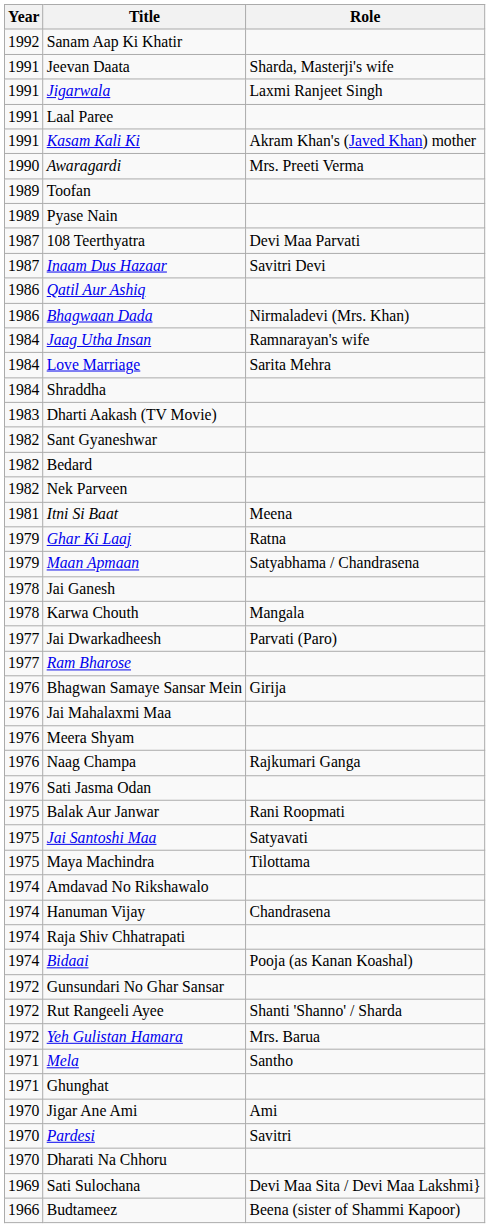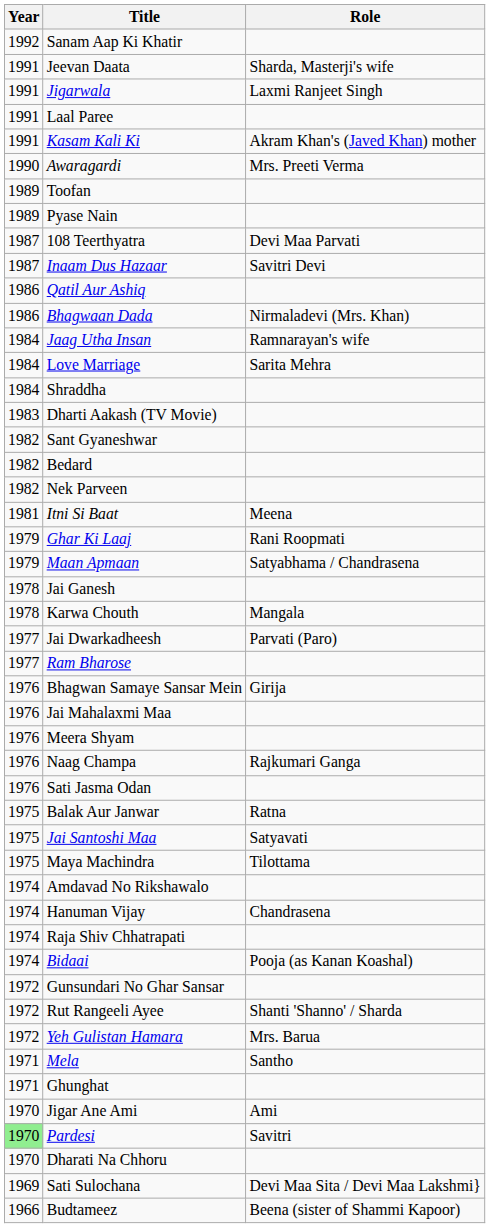(268, 539) Ratna -> (297, 539) Rani Roopmati
(297, 812) Rani Roopmati -> (268, 812) Ratna
(24, 1135) no background -> (24, 1135) lightgreen background
